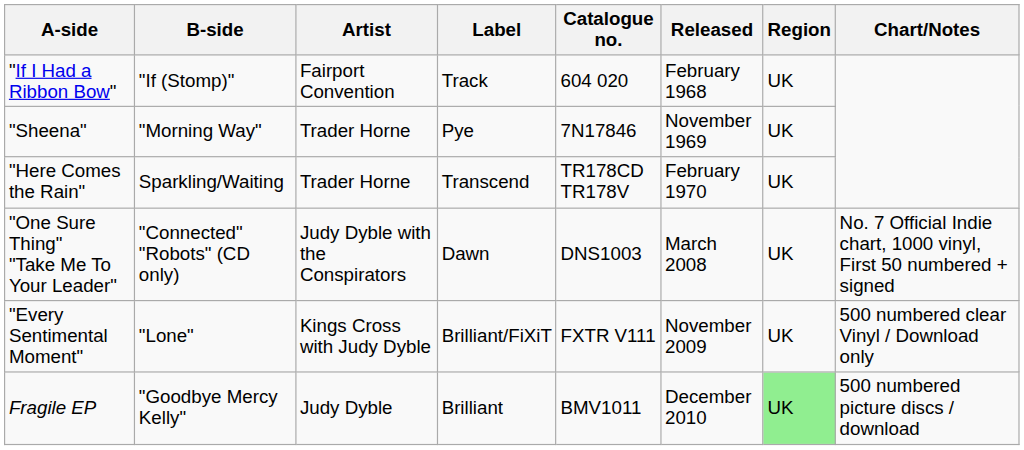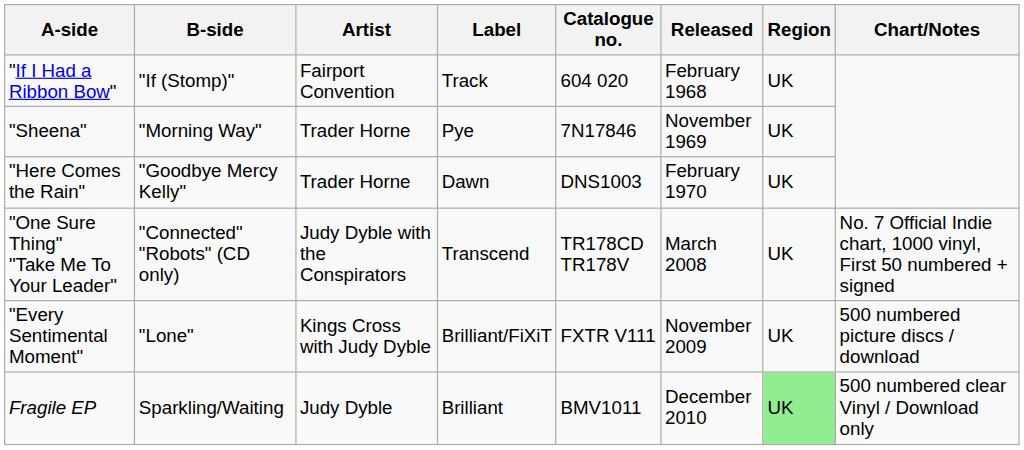(211, 182) Sparkling/Waiting -> (208, 182) "Goodbye Mercy Kelly"
(486, 182) Transcend -> (466, 182) Dawn
(602, 182) TR178CD TR178V -> (601, 182) DNS1003
(466, 253) Dawn -> (486, 253) Transcend
(601, 253) DNS1003 -> (602, 253) TR178CD TR178V
(923, 336) 500 numbered clear Vinyl / Download only -> (900, 336) 500 numbered picture discs / download
(208, 408) "Goodbye Mercy Kelly" -> (211, 408) Sparkling/Waiting
(900, 408) 500 numbered picture discs / download -> (923, 408) 500 numbered clear Vinyl / Download only
